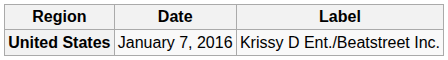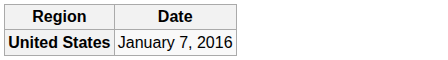- column: (340, 17)
